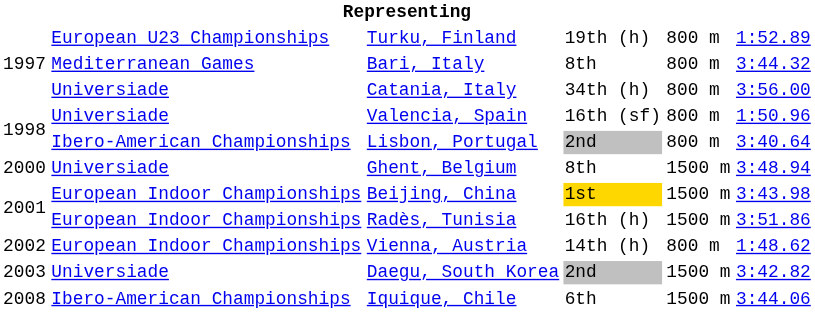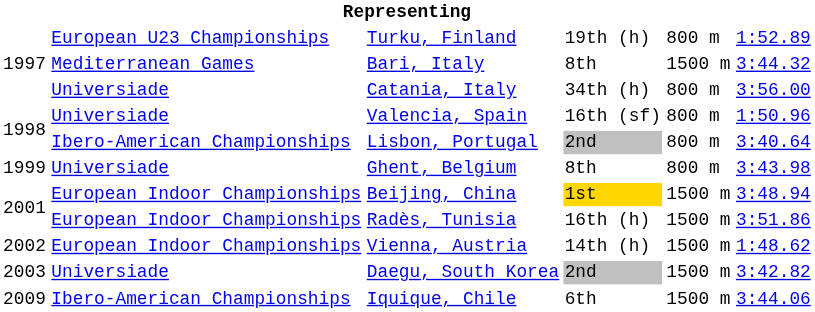(693, 64) 800 m -> (698, 64) 1500 m
(24, 169) 2000 -> (24, 169) 1999
(698, 169) 1500 m -> (693, 169) 800 m
(773, 169) 3:48.94 -> (773, 169) 3:43.98
(773, 195) 3:43.98 -> (773, 195) 3:48.94
(693, 247) 800 m -> (698, 247) 1500 m
(24, 299) 2008 -> (24, 299) 2009
